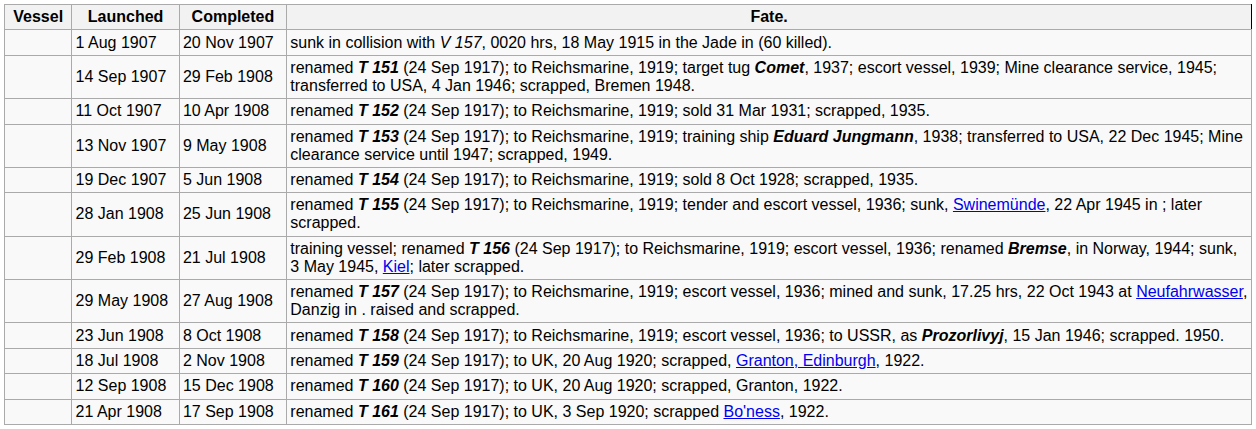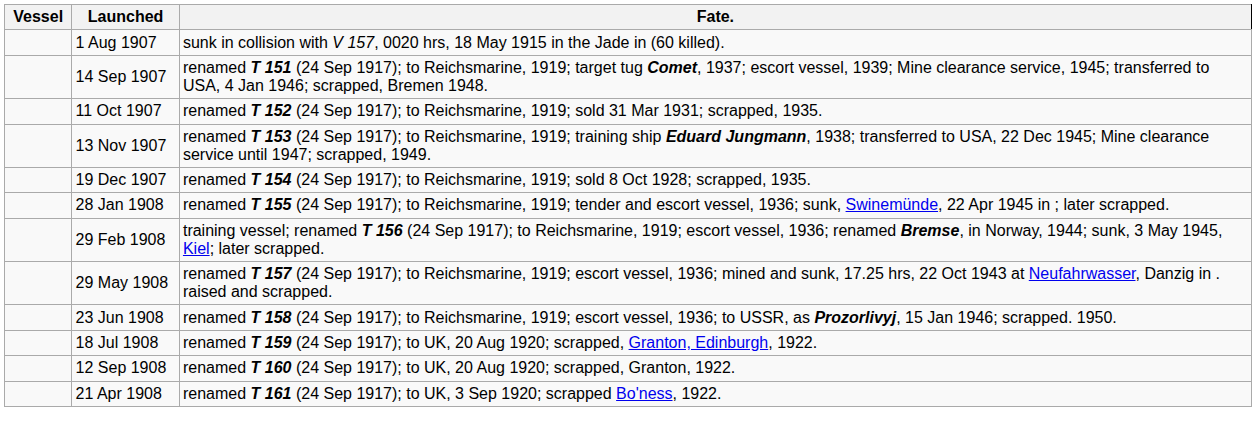- column: (233, 17)
